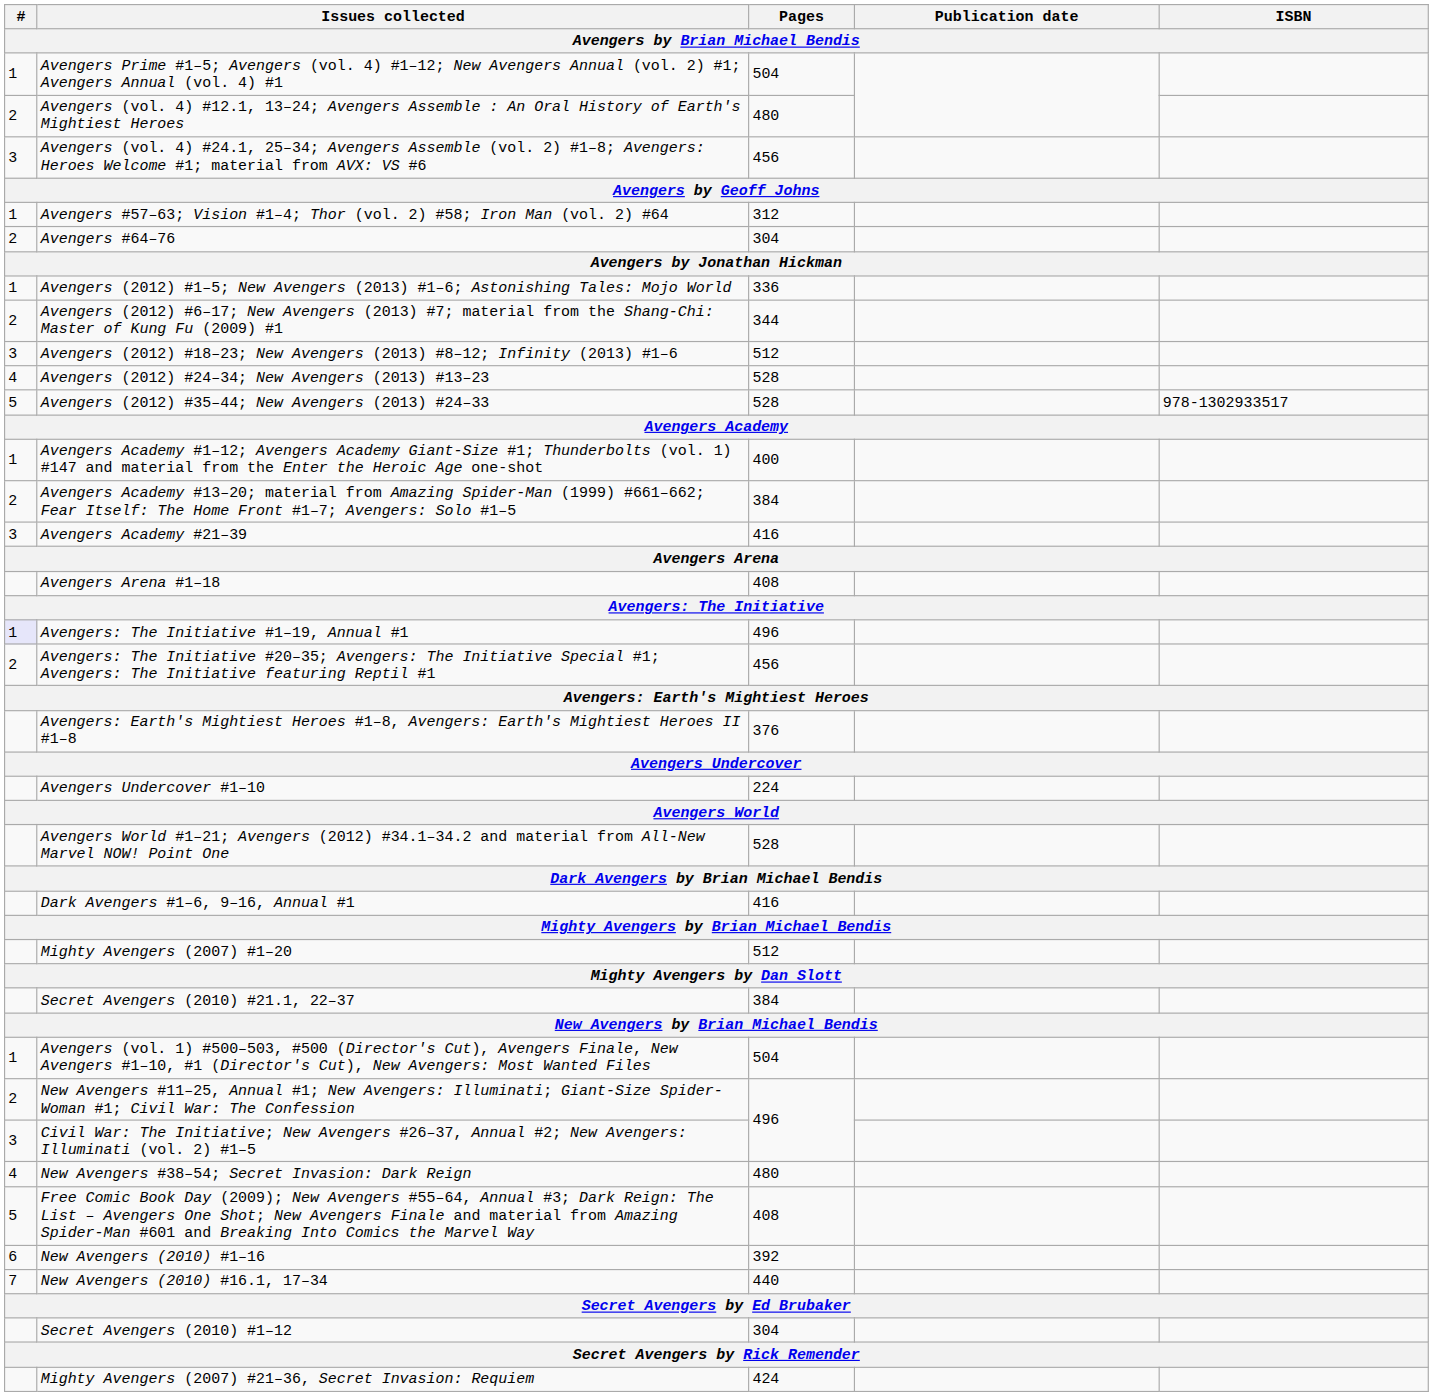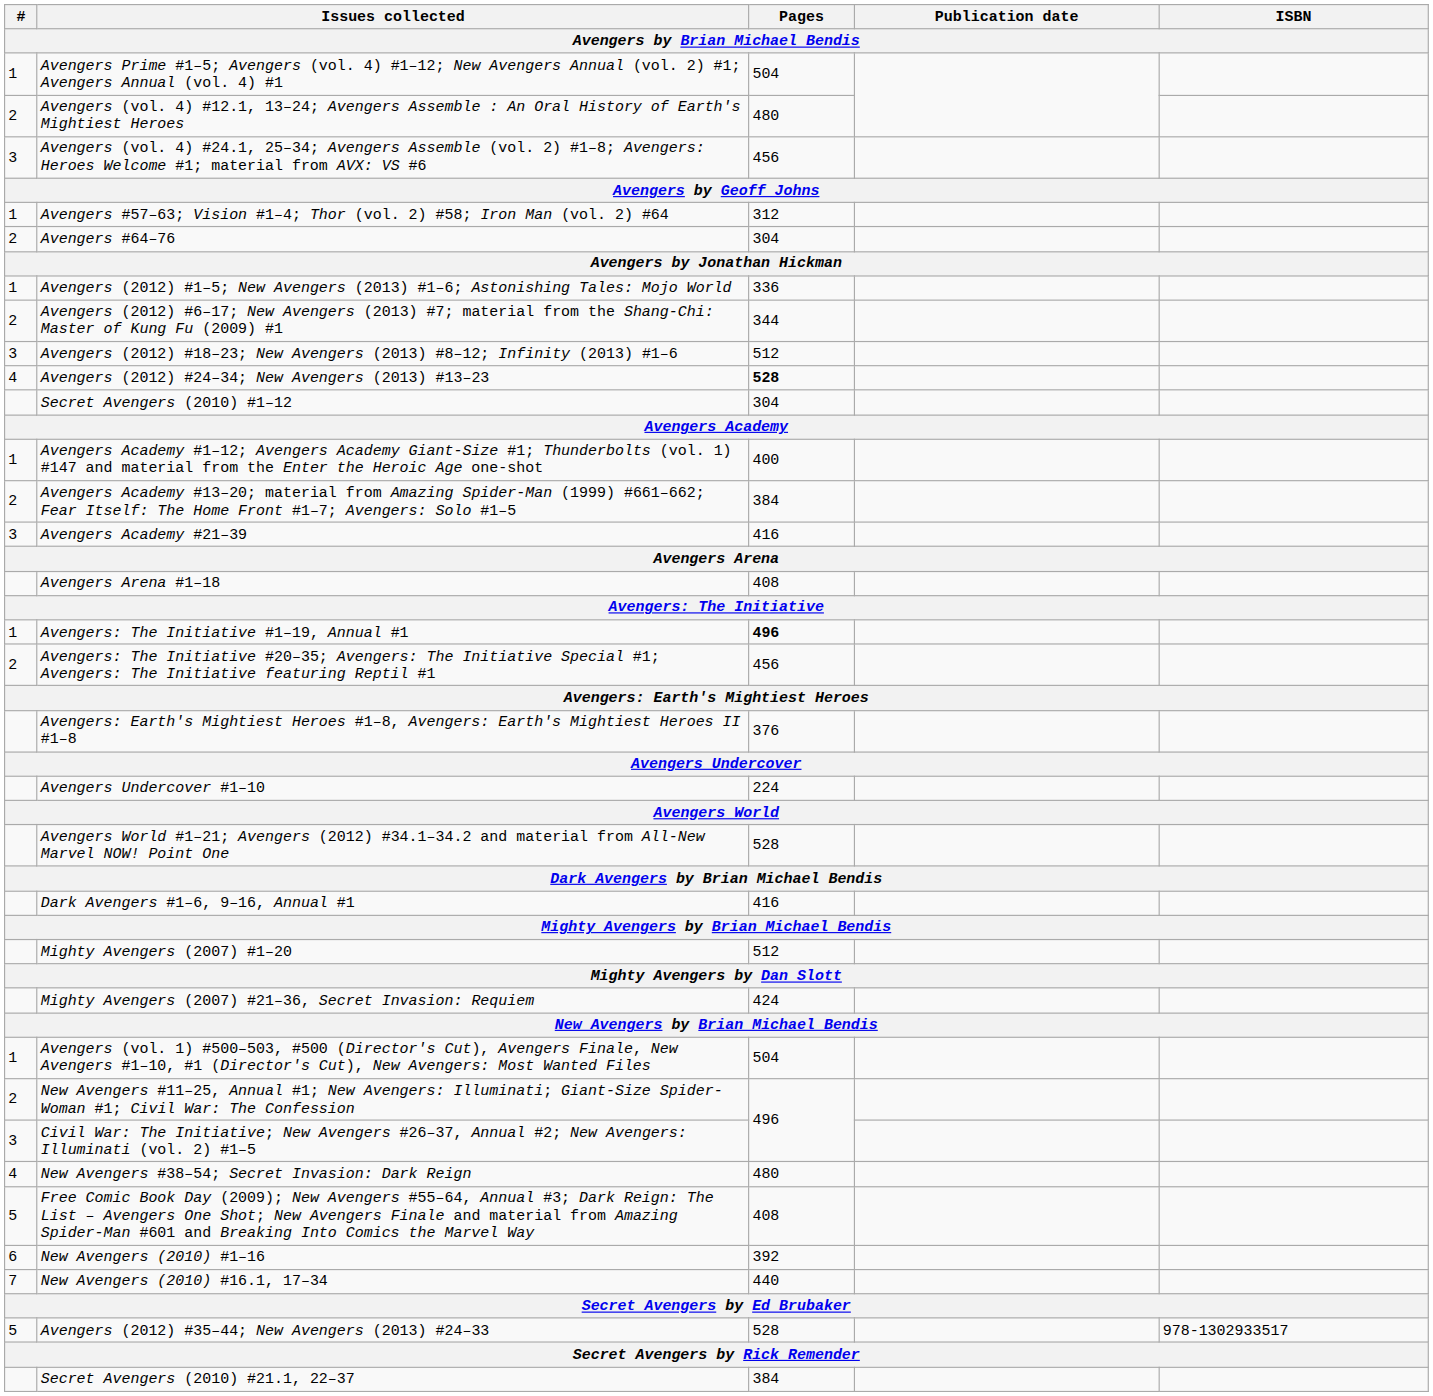(766, 378) normal -> (766, 378) bold
rows swapped: (265, 403) <-> (166, 1330)
(13, 632) lavender background -> (13, 632) no background
(766, 632) normal -> (766, 632) bold
rows swapped: (287, 1379) <-> (198, 1000)
